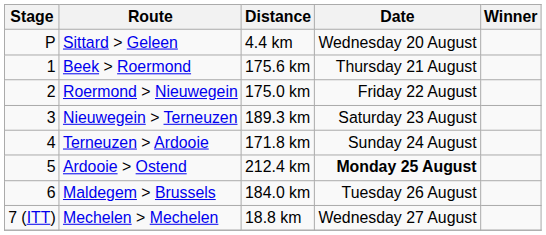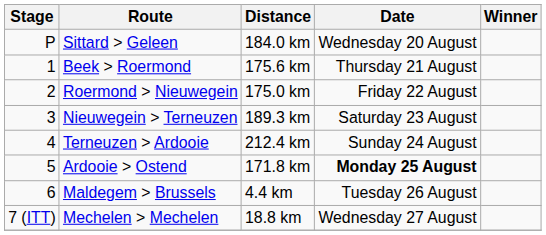(269, 42) 4.4 km -> (278, 42) 184.0 km
(278, 142) 171.8 km -> (278, 142) 212.4 km
(278, 167) 212.4 km -> (278, 167) 171.8 km
(278, 192) 184.0 km -> (269, 192) 4.4 km
